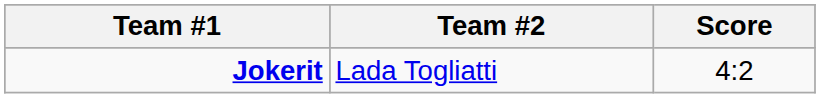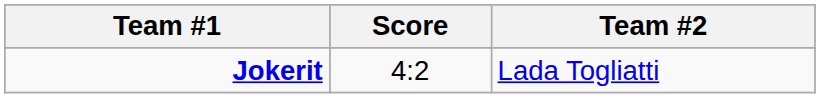columns swapped: (734, 26) <-> (491, 26)
